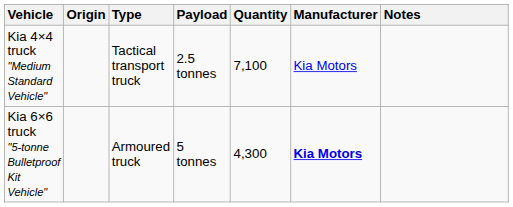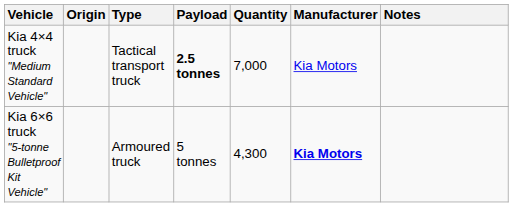(196, 65) normal -> (198, 65) bold
(250, 65) 7,100 -> (250, 65) 7,000
